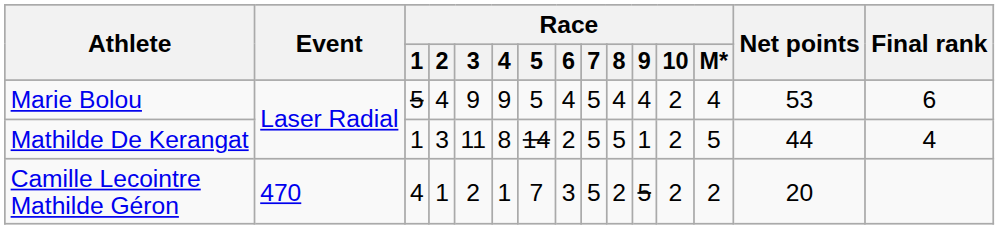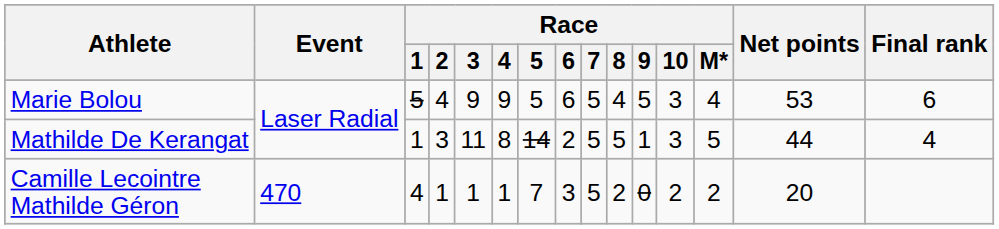(569, 100) 4 -> (569, 100) 6
(644, 100) 4 -> (644, 100) 5
(675, 100) 2 -> (675, 100) 3
(675, 139) 2 -> (675, 139) 3
(473, 192) 2 -> (473, 192) 1
(644, 192) 5 -> (644, 192) 0
